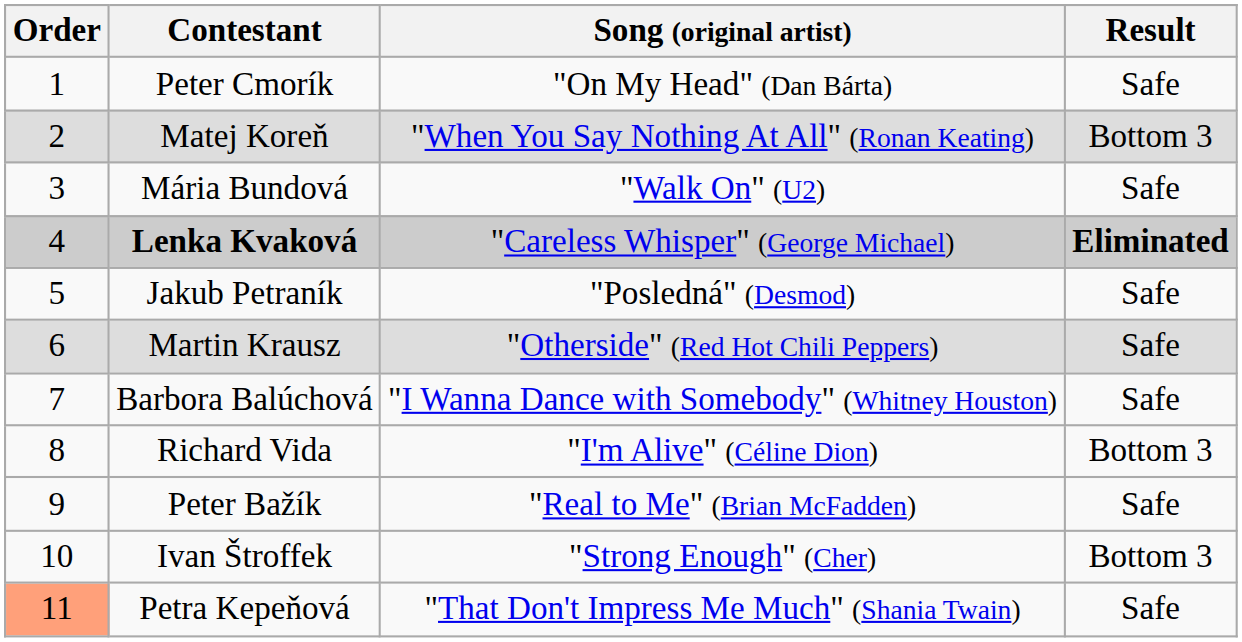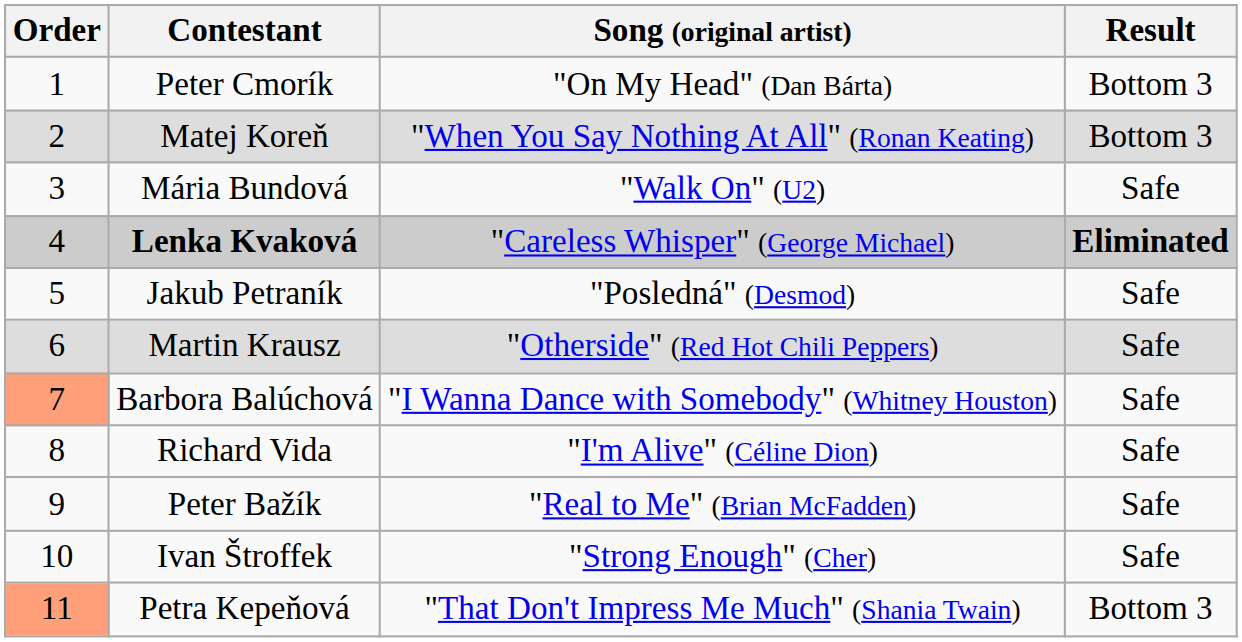(1151, 83) Safe -> (1151, 83) Bottom 3
(57, 398) no background -> (57, 398) lightsalmon background
(1151, 450) Bottom 3 -> (1151, 450) Safe
(1151, 556) Bottom 3 -> (1151, 556) Safe
(1151, 608) Safe -> (1151, 608) Bottom 3
